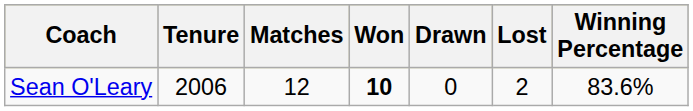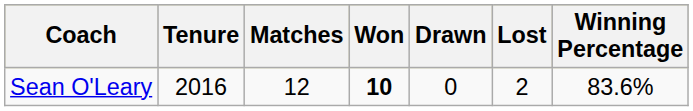(201, 86) 2006 -> (201, 86) 2016
